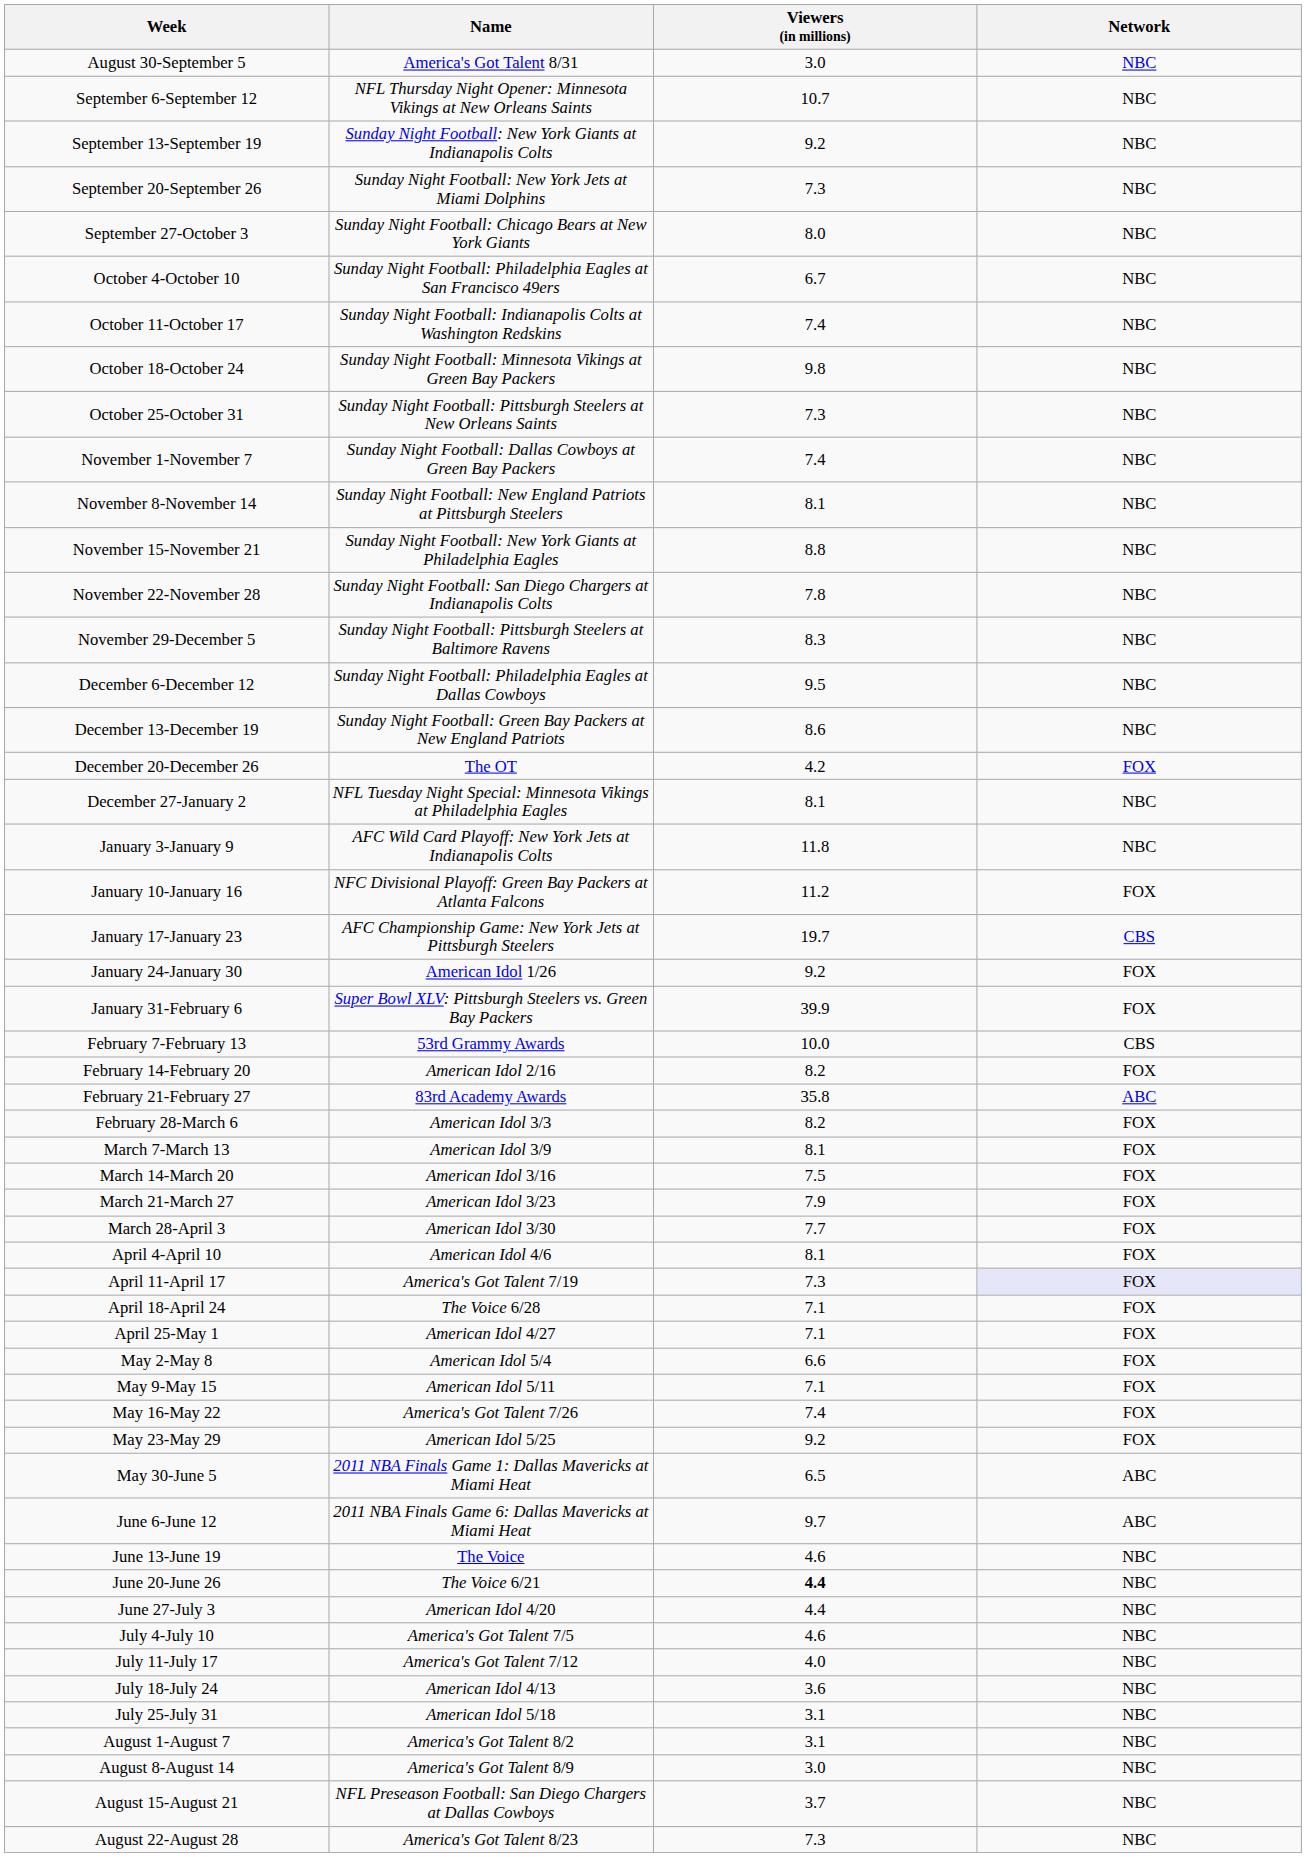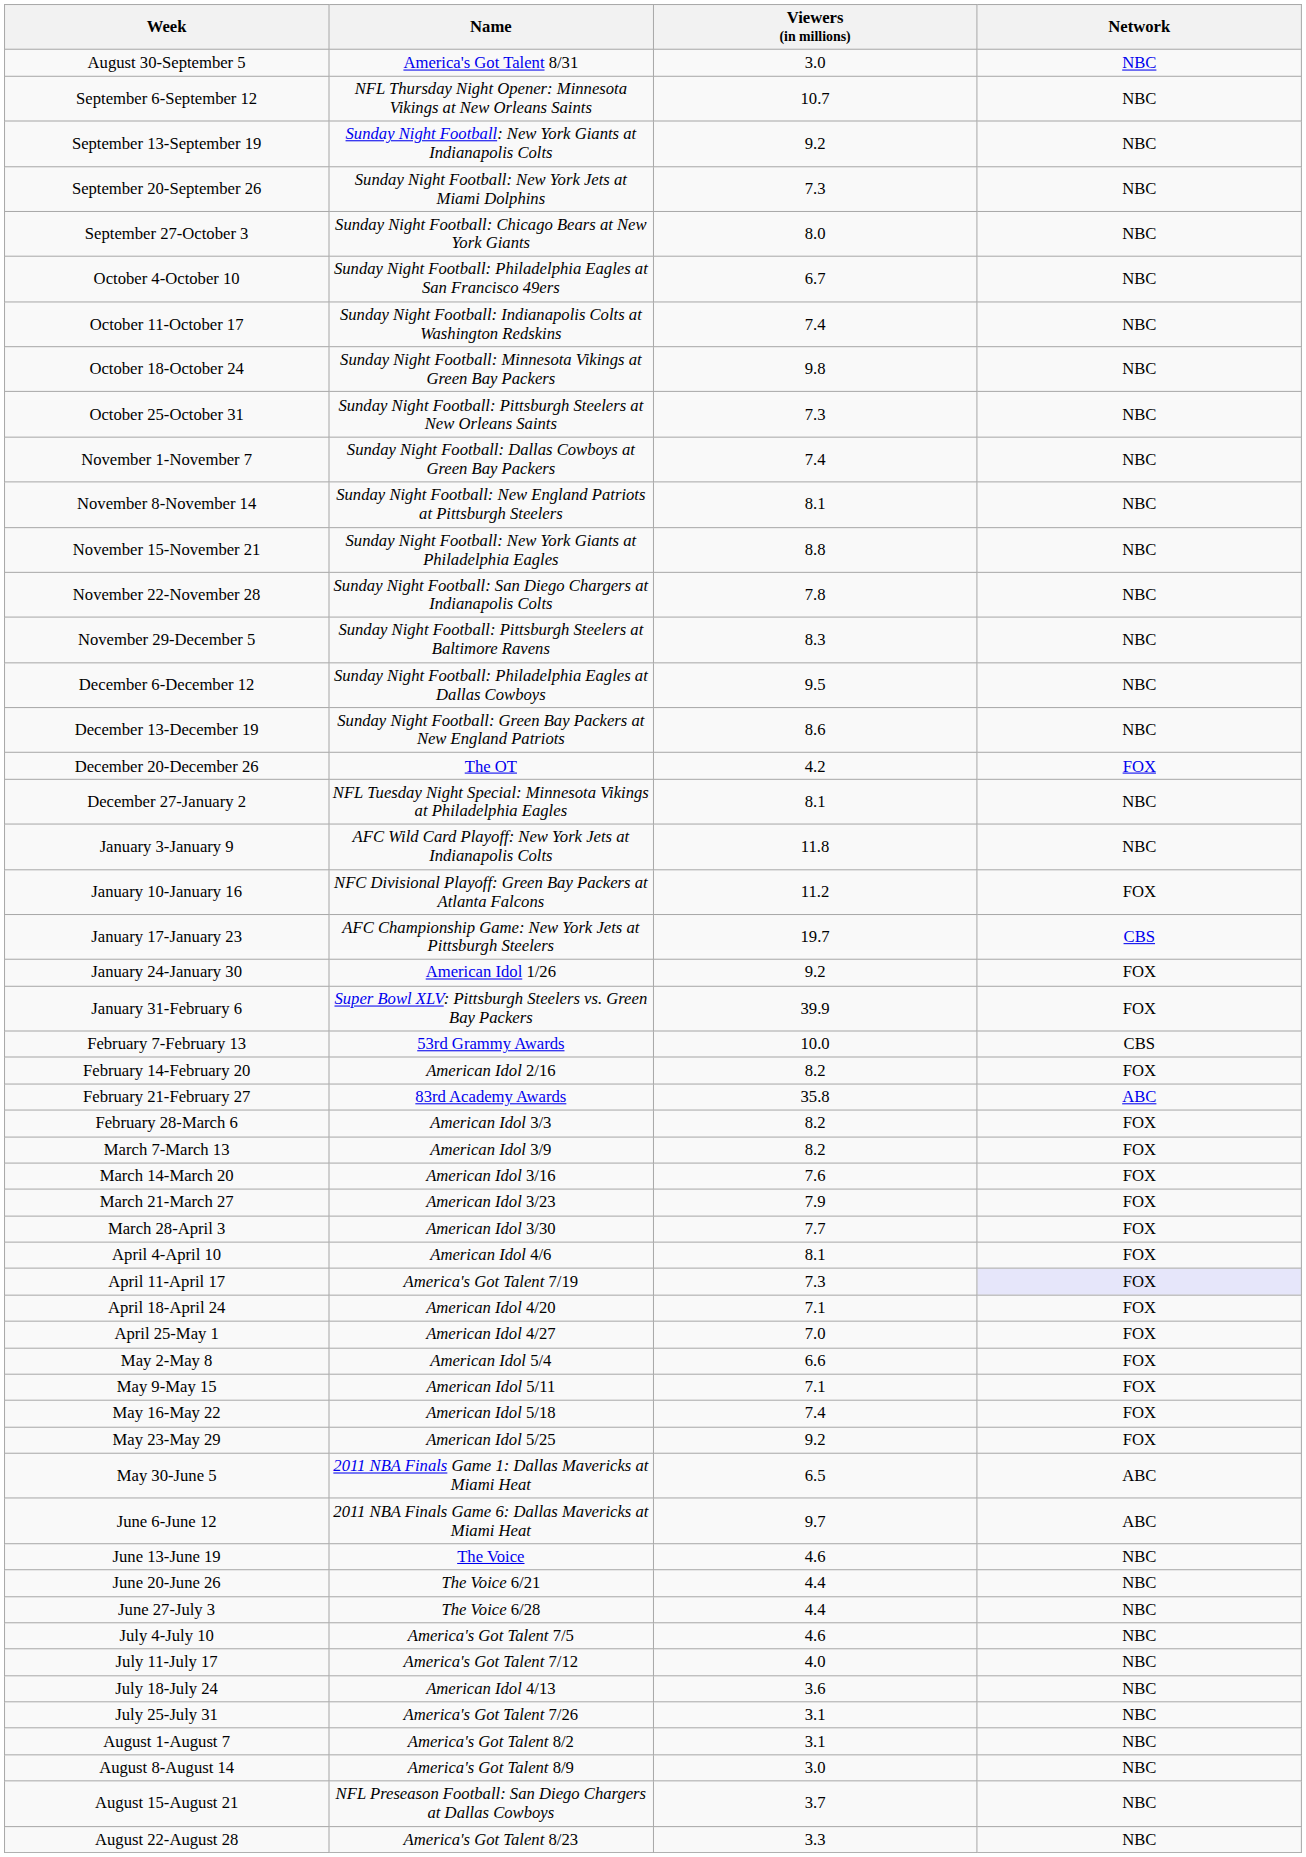(815, 1149) 8.1 -> (815, 1149) 8.2
(815, 1176) 7.5 -> (815, 1176) 7.6
(491, 1308) The Voice 6/28 -> (491, 1308) American Idol 4/20
(815, 1334) 7.1 -> (815, 1334) 7.0
(491, 1413) America's Got Talent 7/26 -> (491, 1413) American Idol 5/18
(815, 1583) bold -> (815, 1583) normal
(491, 1609) American Idol 4/20 -> (491, 1609) The Voice 6/28
(491, 1714) American Idol 5/18 -> (491, 1714) America's Got Talent 7/26
(815, 1839) 7.3 -> (815, 1839) 3.3
